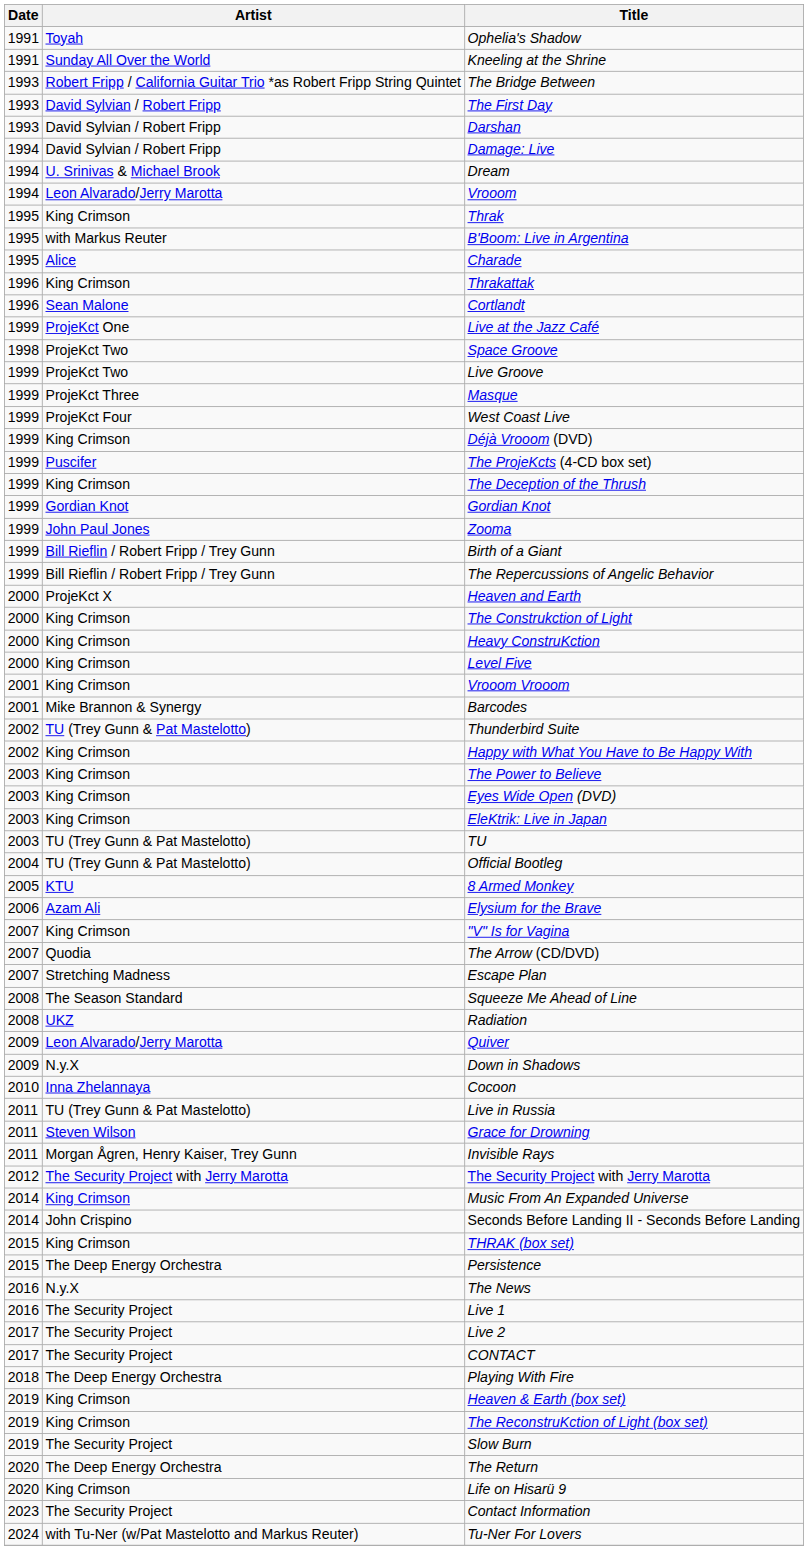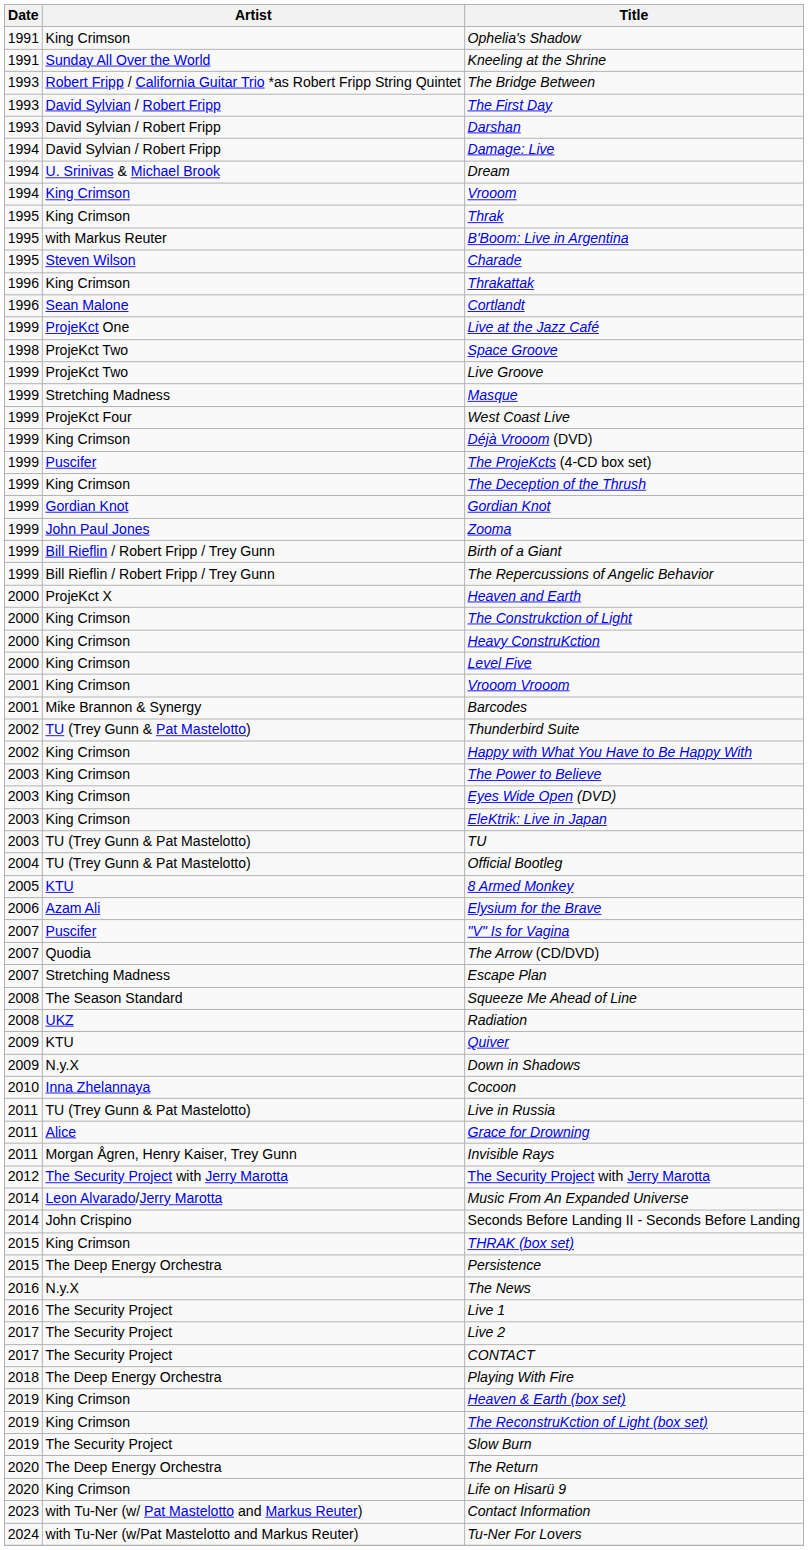(64, 37) Toyah -> (88, 37) King Crimson
(134, 194) Leon Alvarado/Jerry Marotta -> (88, 194) King Crimson
(61, 261) Alice -> (90, 261) Steven Wilson
(92, 395) ProjeKct Three -> (108, 395) Stretching Madness
(88, 931) King Crimson -> (71, 931) Puscifer
(134, 1042) Leon Alvarado/Jerry Marotta -> (60, 1042) KTU
(90, 1132) Steven Wilson -> (61, 1132) Alice
(88, 1199) King Crimson -> (134, 1199) Leon Alvarado/Jerry Marotta
(109, 1511) The Security Project -> (204, 1511) with Tu-Ner (w/ Pat Mastelotto and Markus Reuter)
